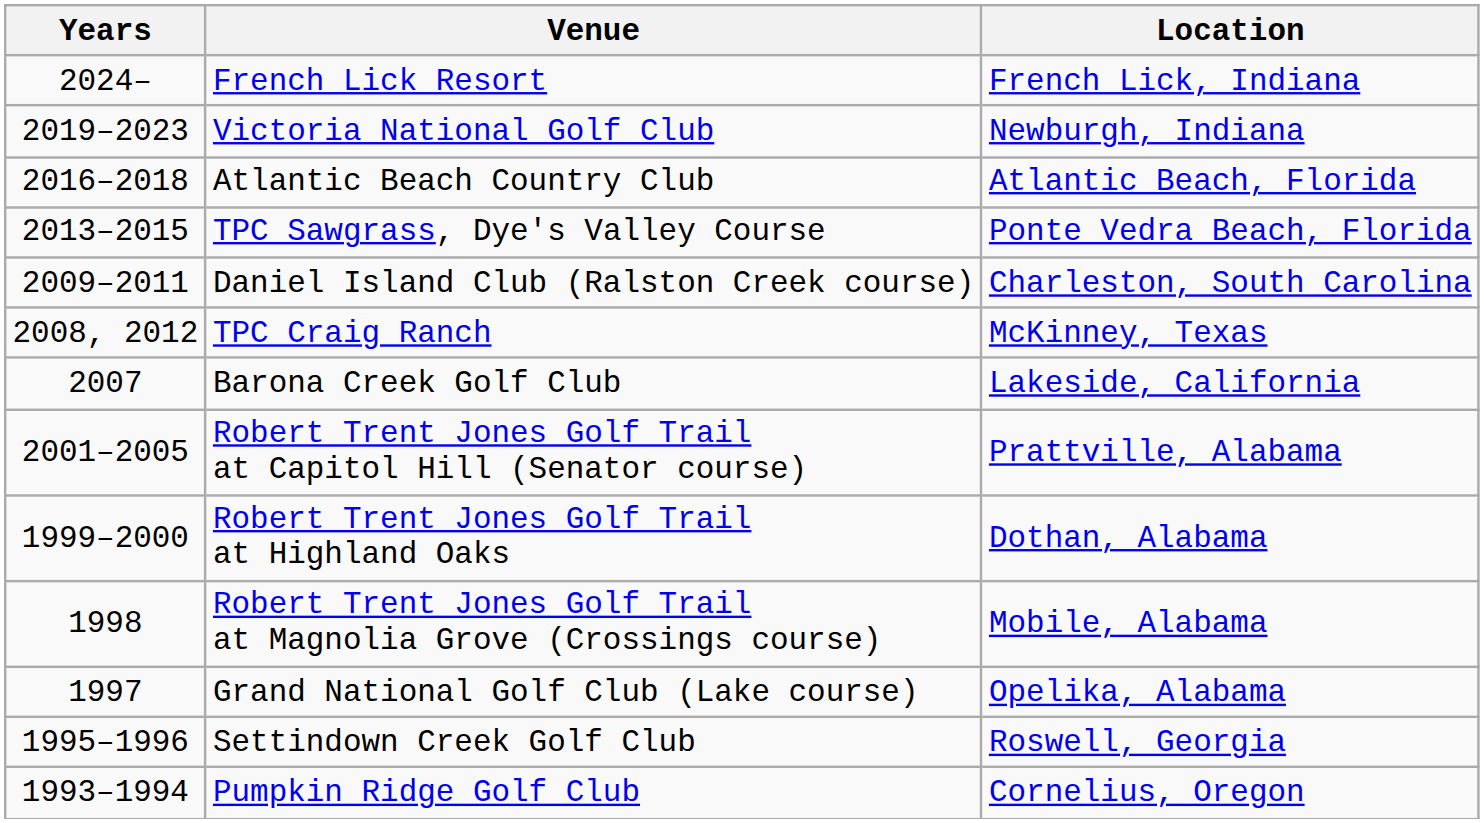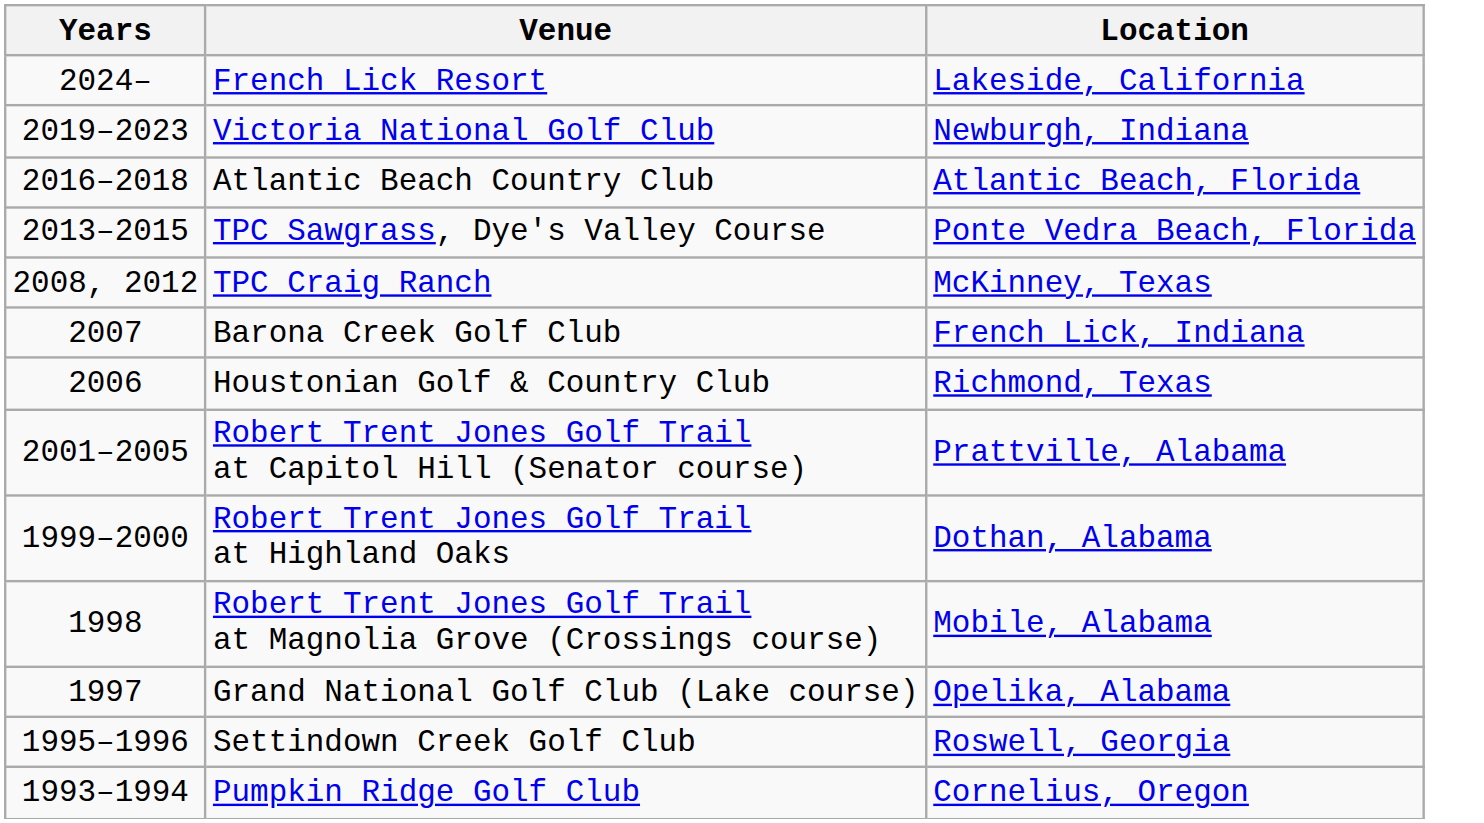(1175, 81) French Lick, Indiana -> (1119, 81) Lakeside, California
- row: (594, 283)
(1175, 383) Lakeside, California -> (1119, 333) French Lick, Indiana
+ row: (491, 383)
